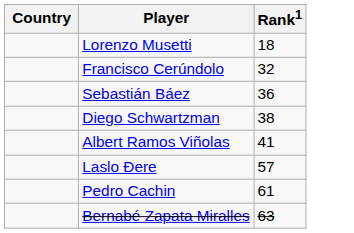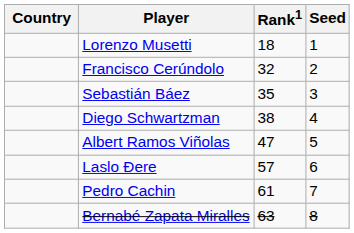+ column: (328, 18)
(266, 93) 36 -> (266, 93) 35
(266, 142) 41 -> (266, 142) 47
